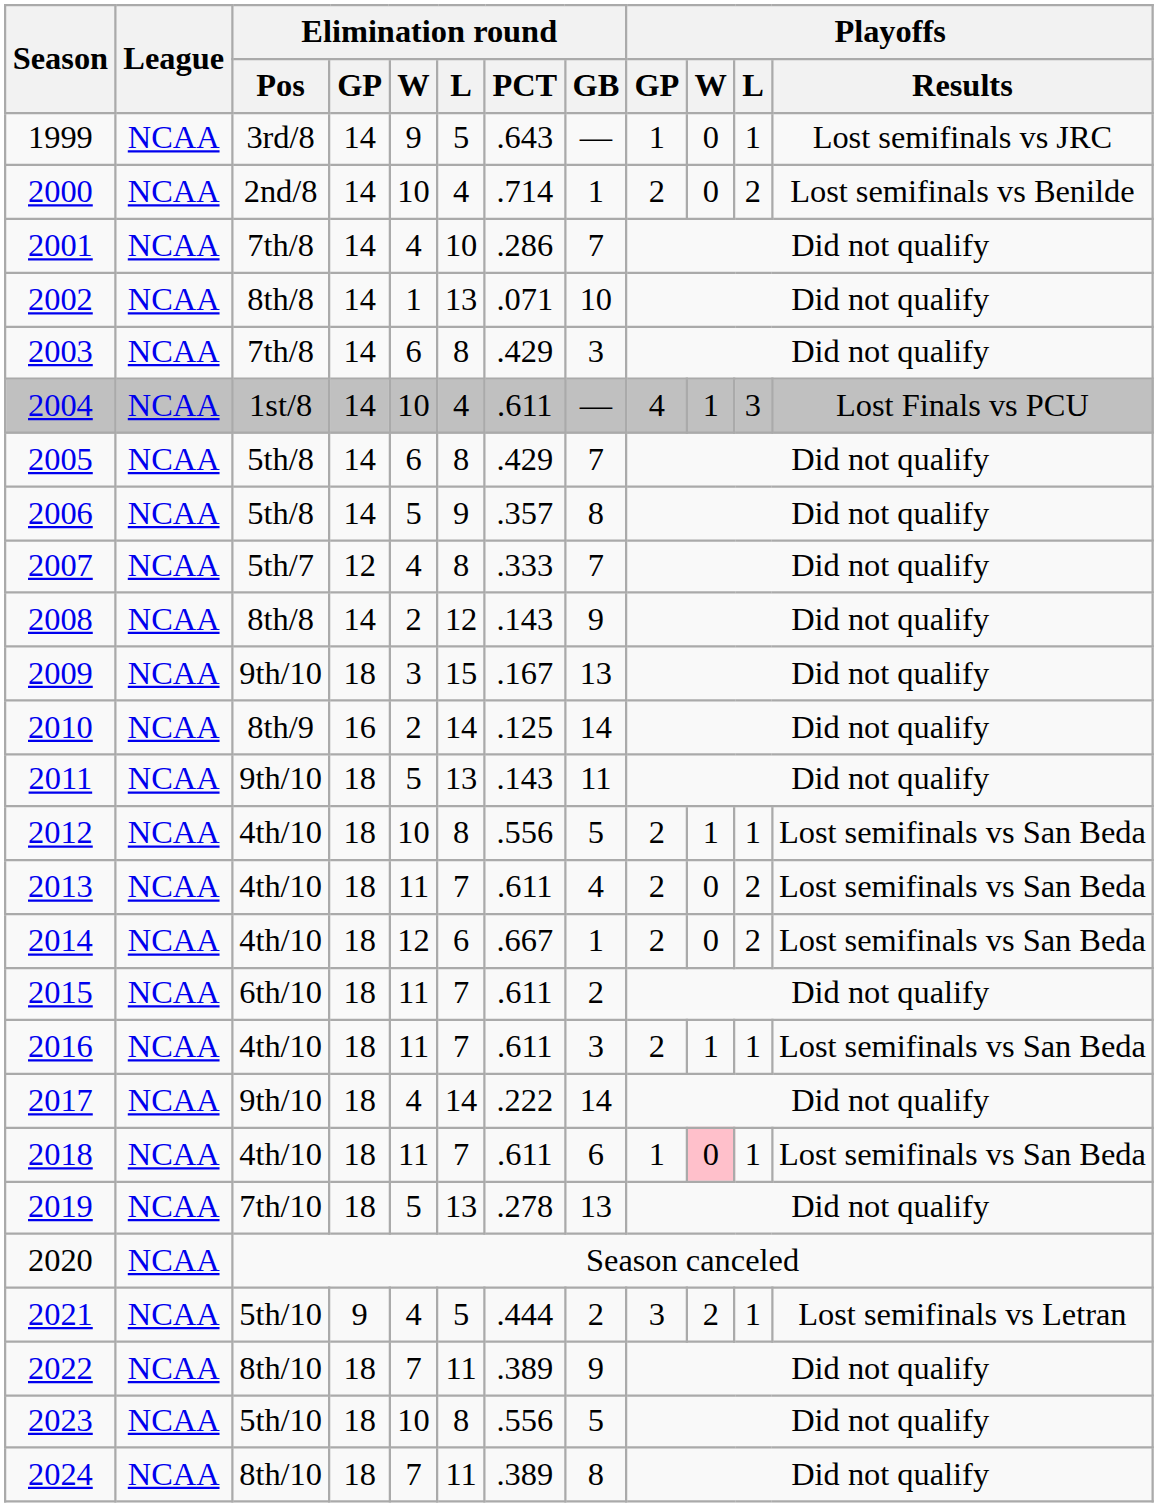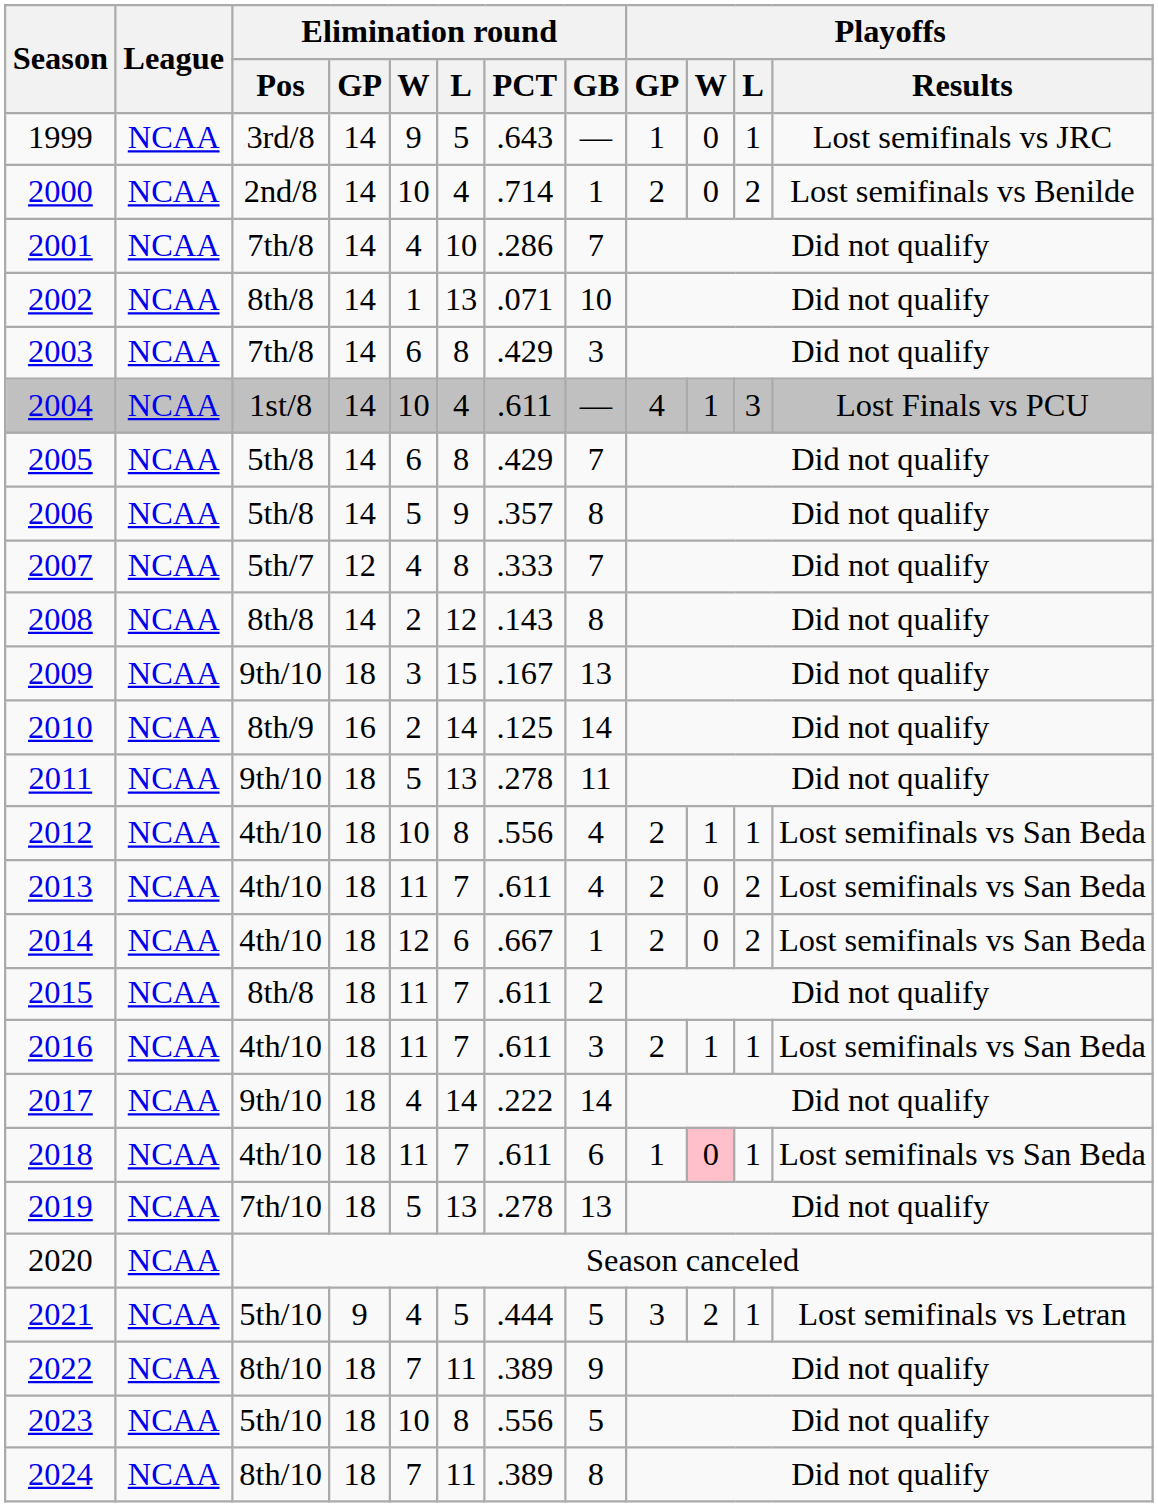(596, 619) 9 -> (596, 619) 8
(525, 779) .143 -> (525, 779) .278
(596, 833) 5 -> (596, 833) 4
(281, 993) 6th/10 -> (281, 993) 8th/8
(596, 1314) 2 -> (596, 1314) 5
